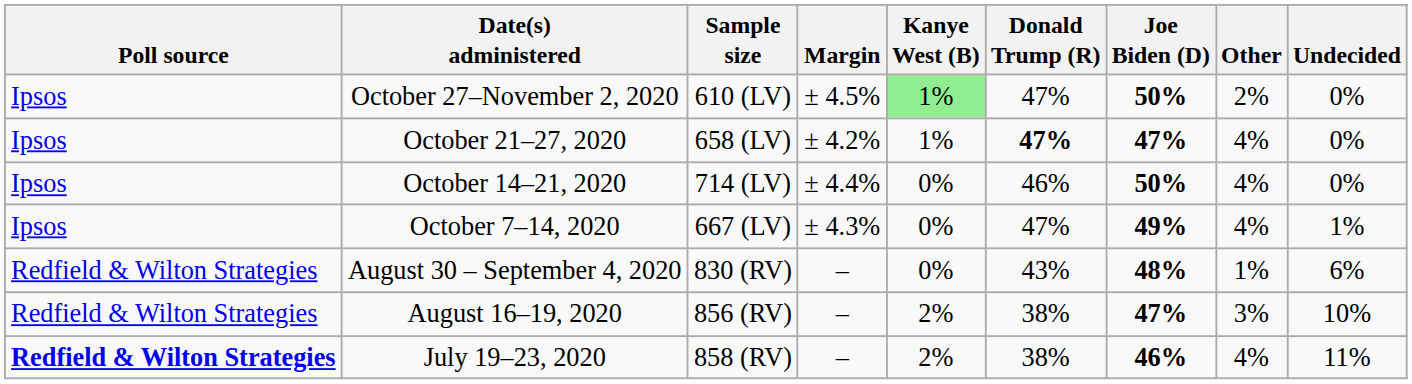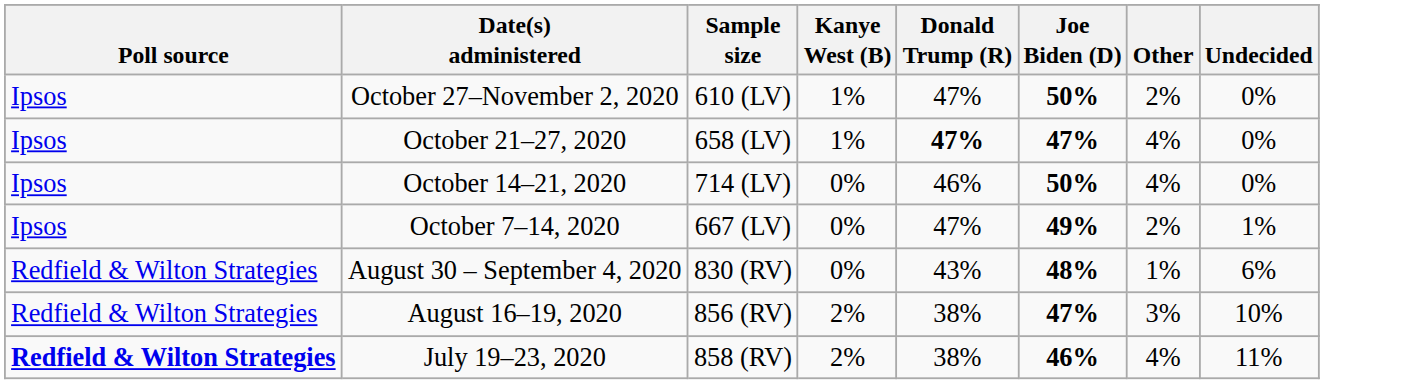- column: (842, 54)
(936, 96) lightgreen background -> (848, 96) no background
(1251, 226) 4% -> (1163, 226) 2%
